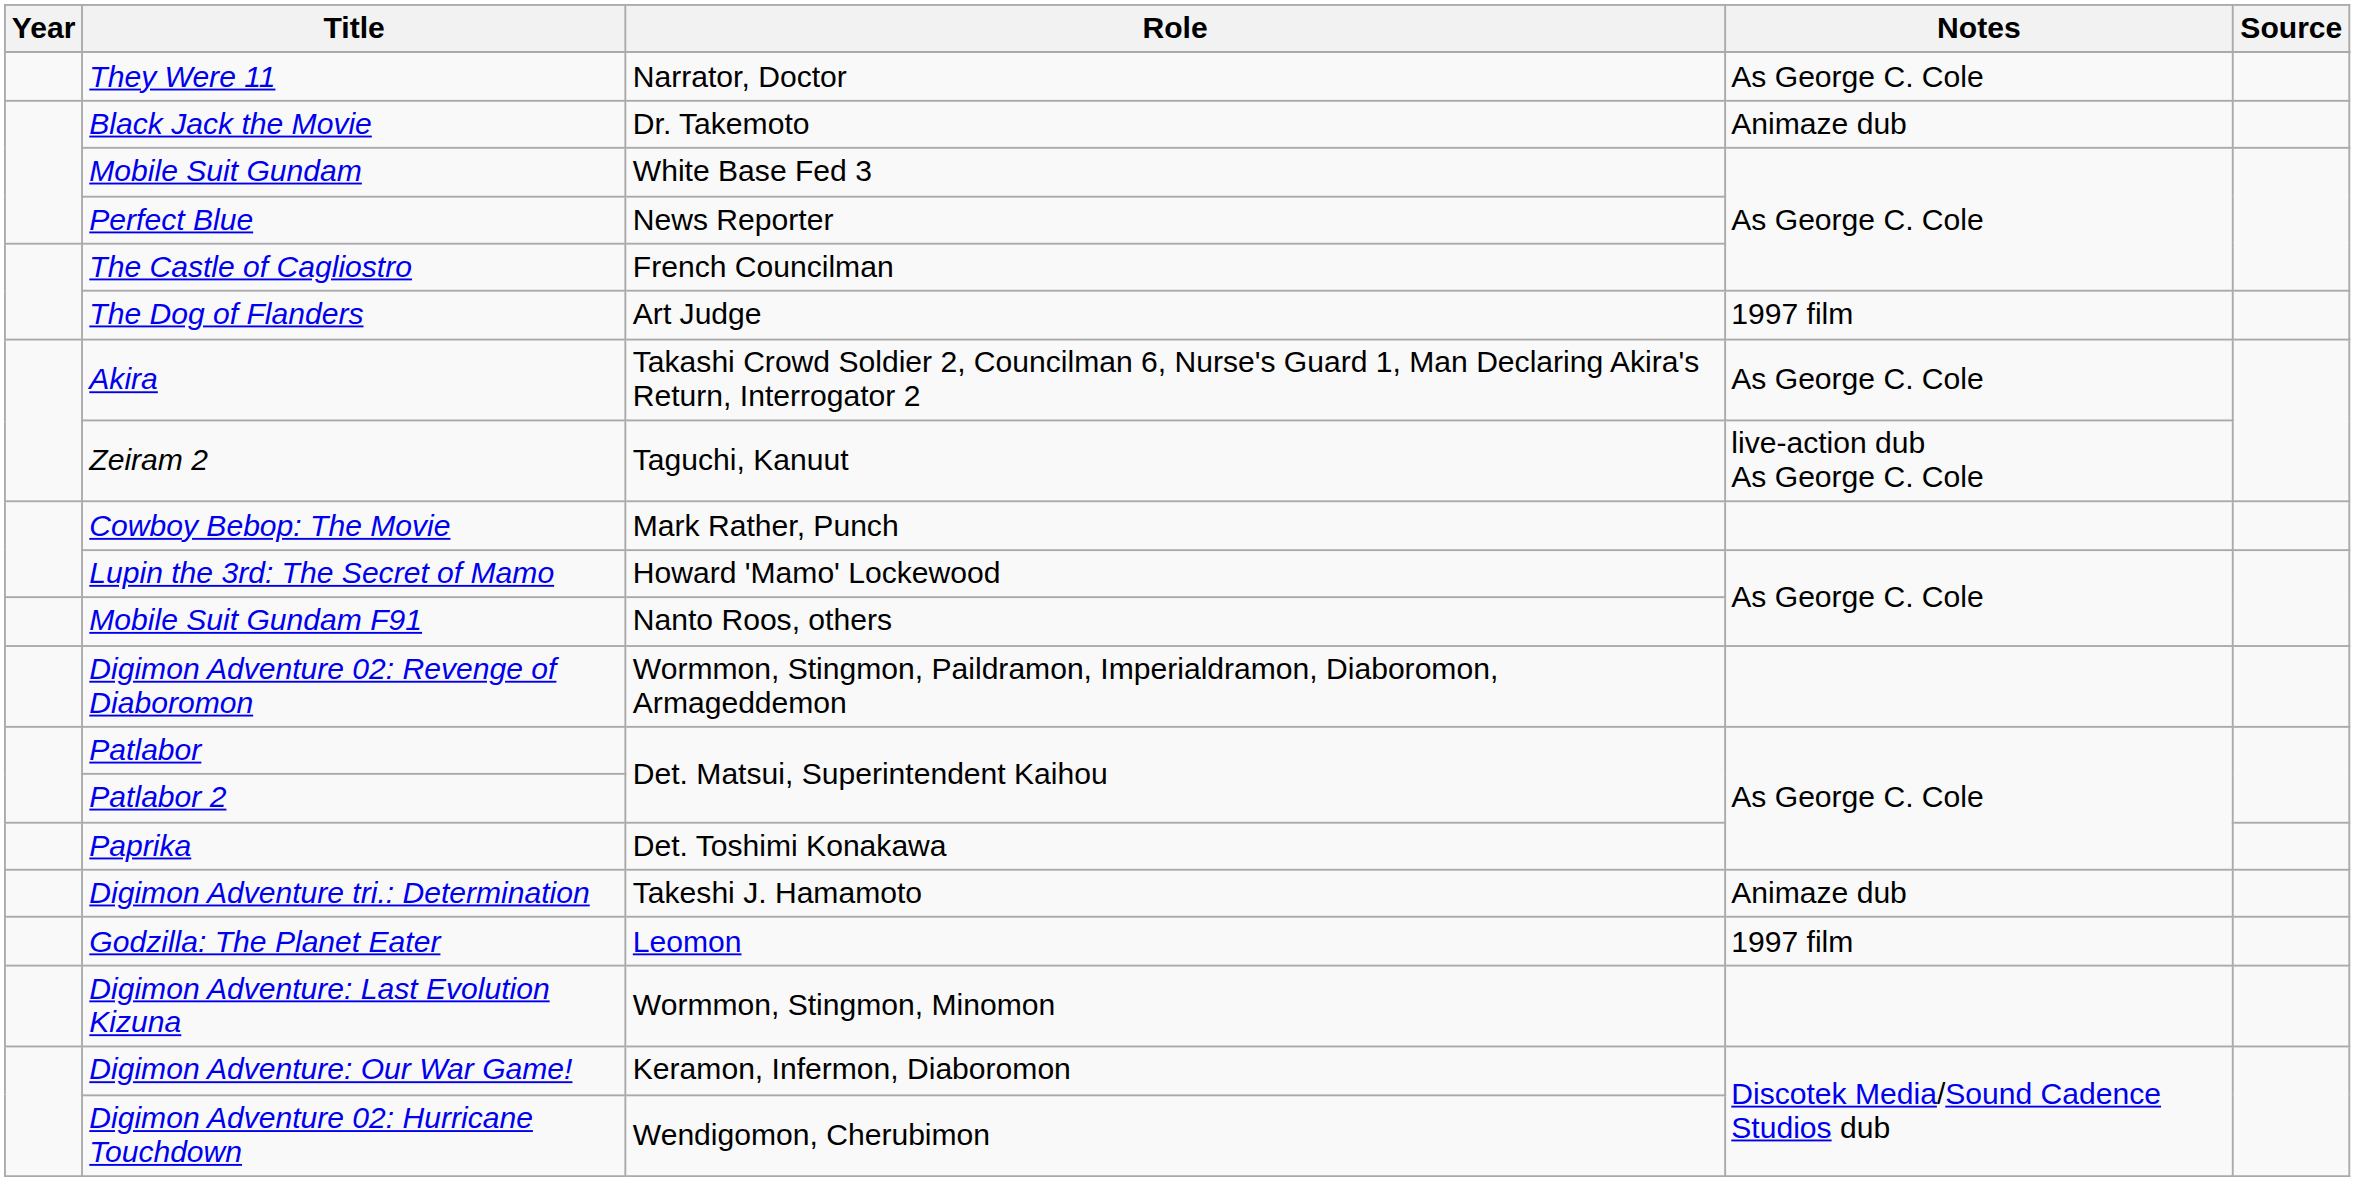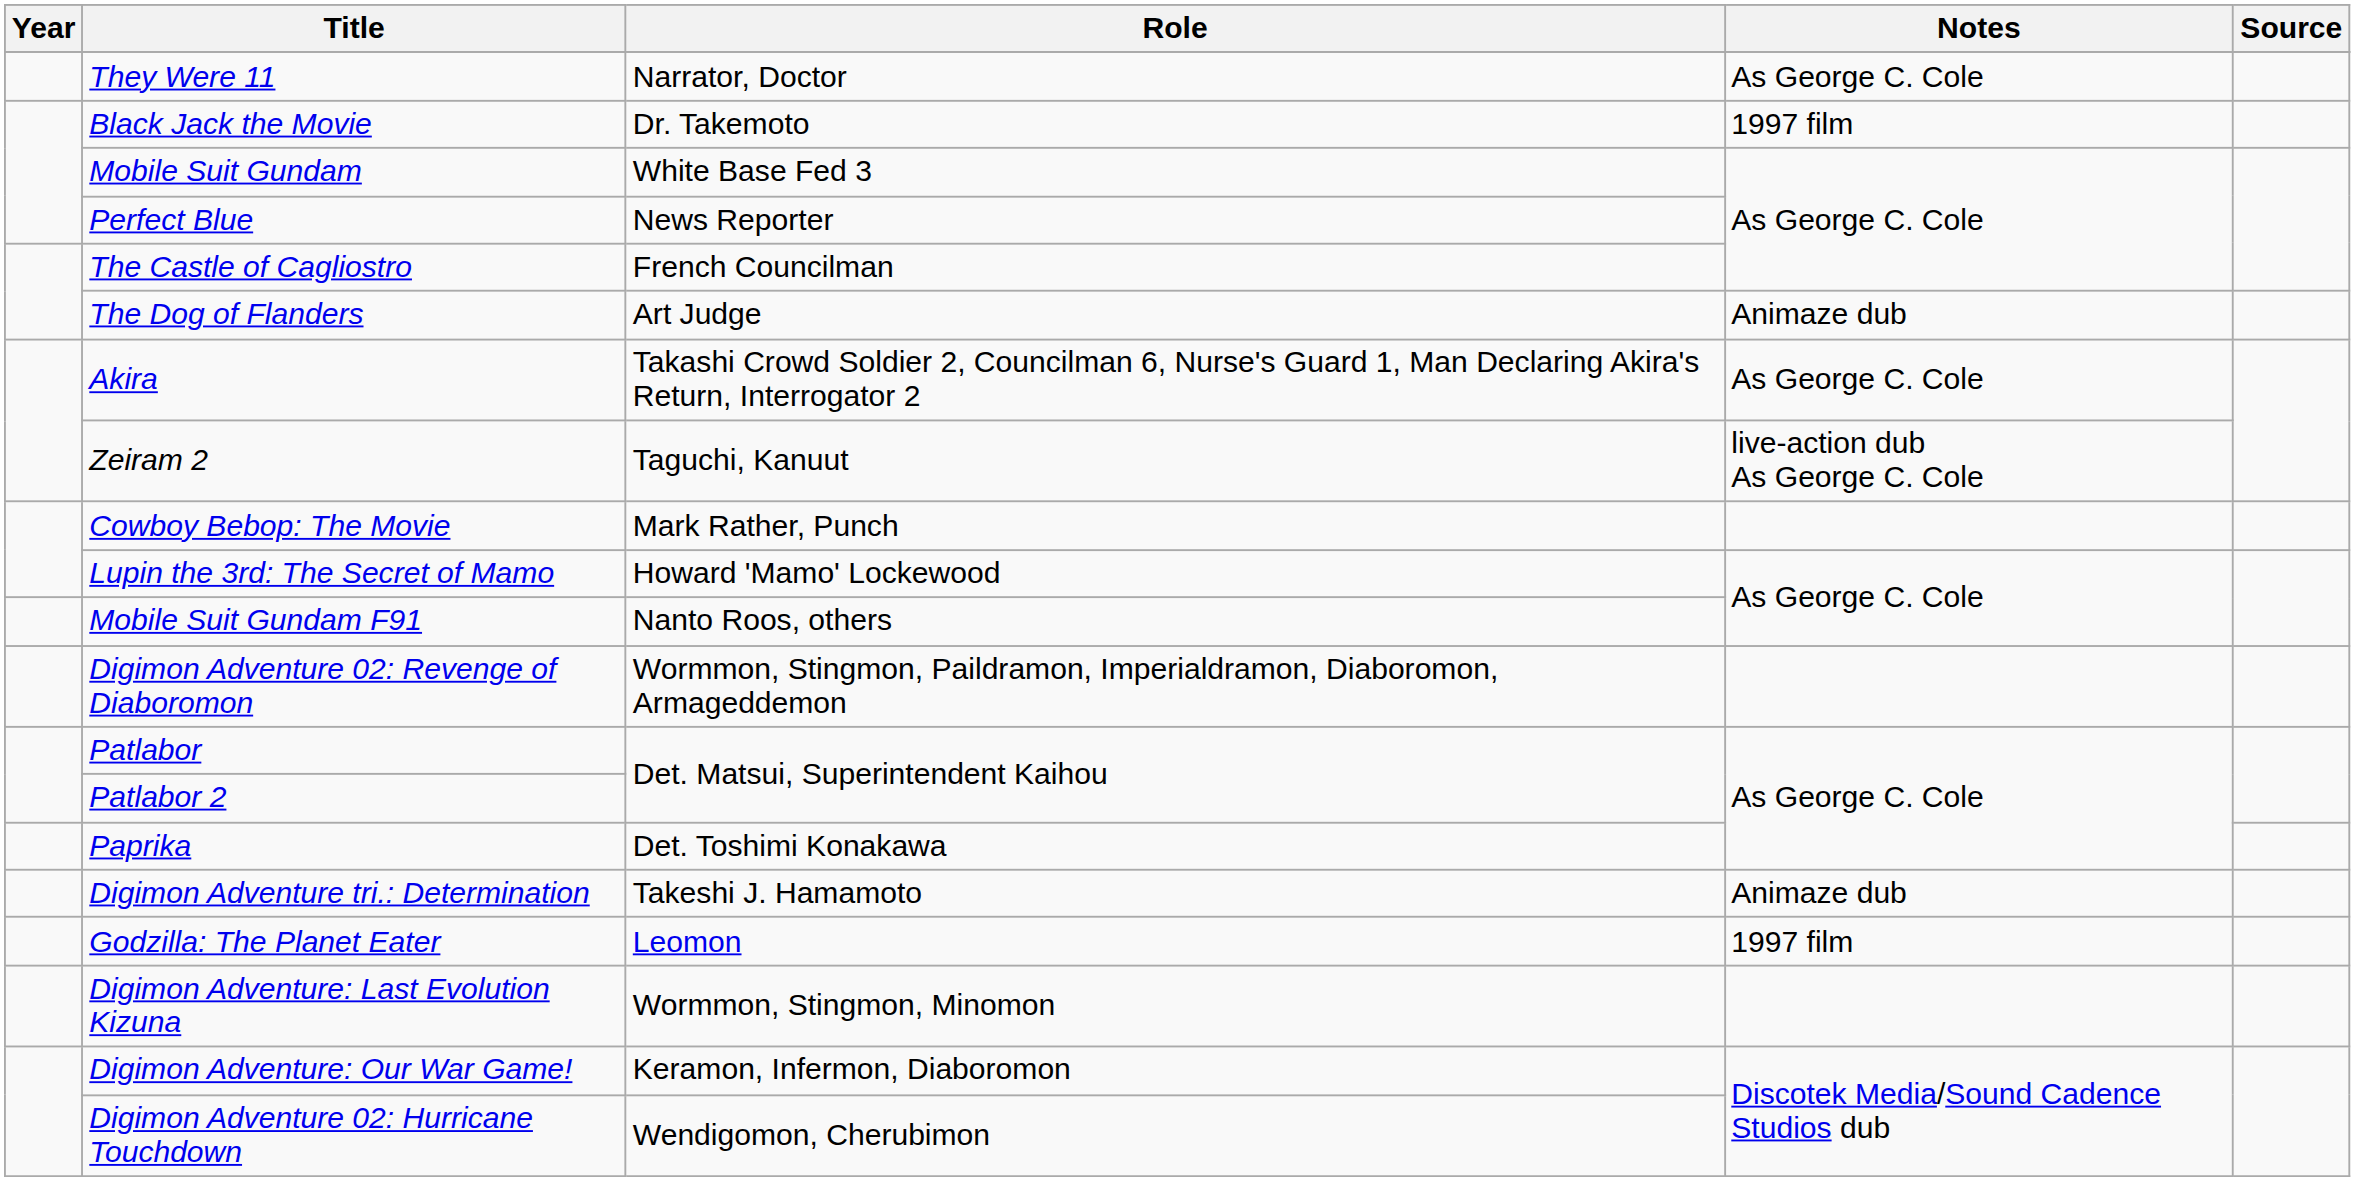(1819, 123) Animaze dub -> (1792, 123) 1997 film
(1792, 314) 1997 film -> (1819, 314) Animaze dub
